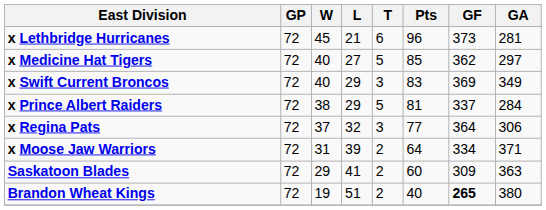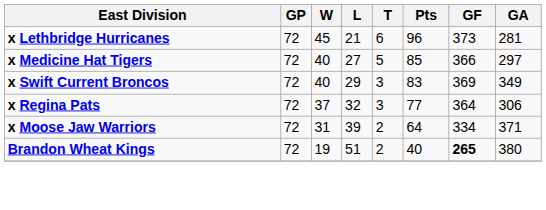(464, 60) 362 -> (464, 60) 366
- row: (85, 104)
- row: (68, 171)
